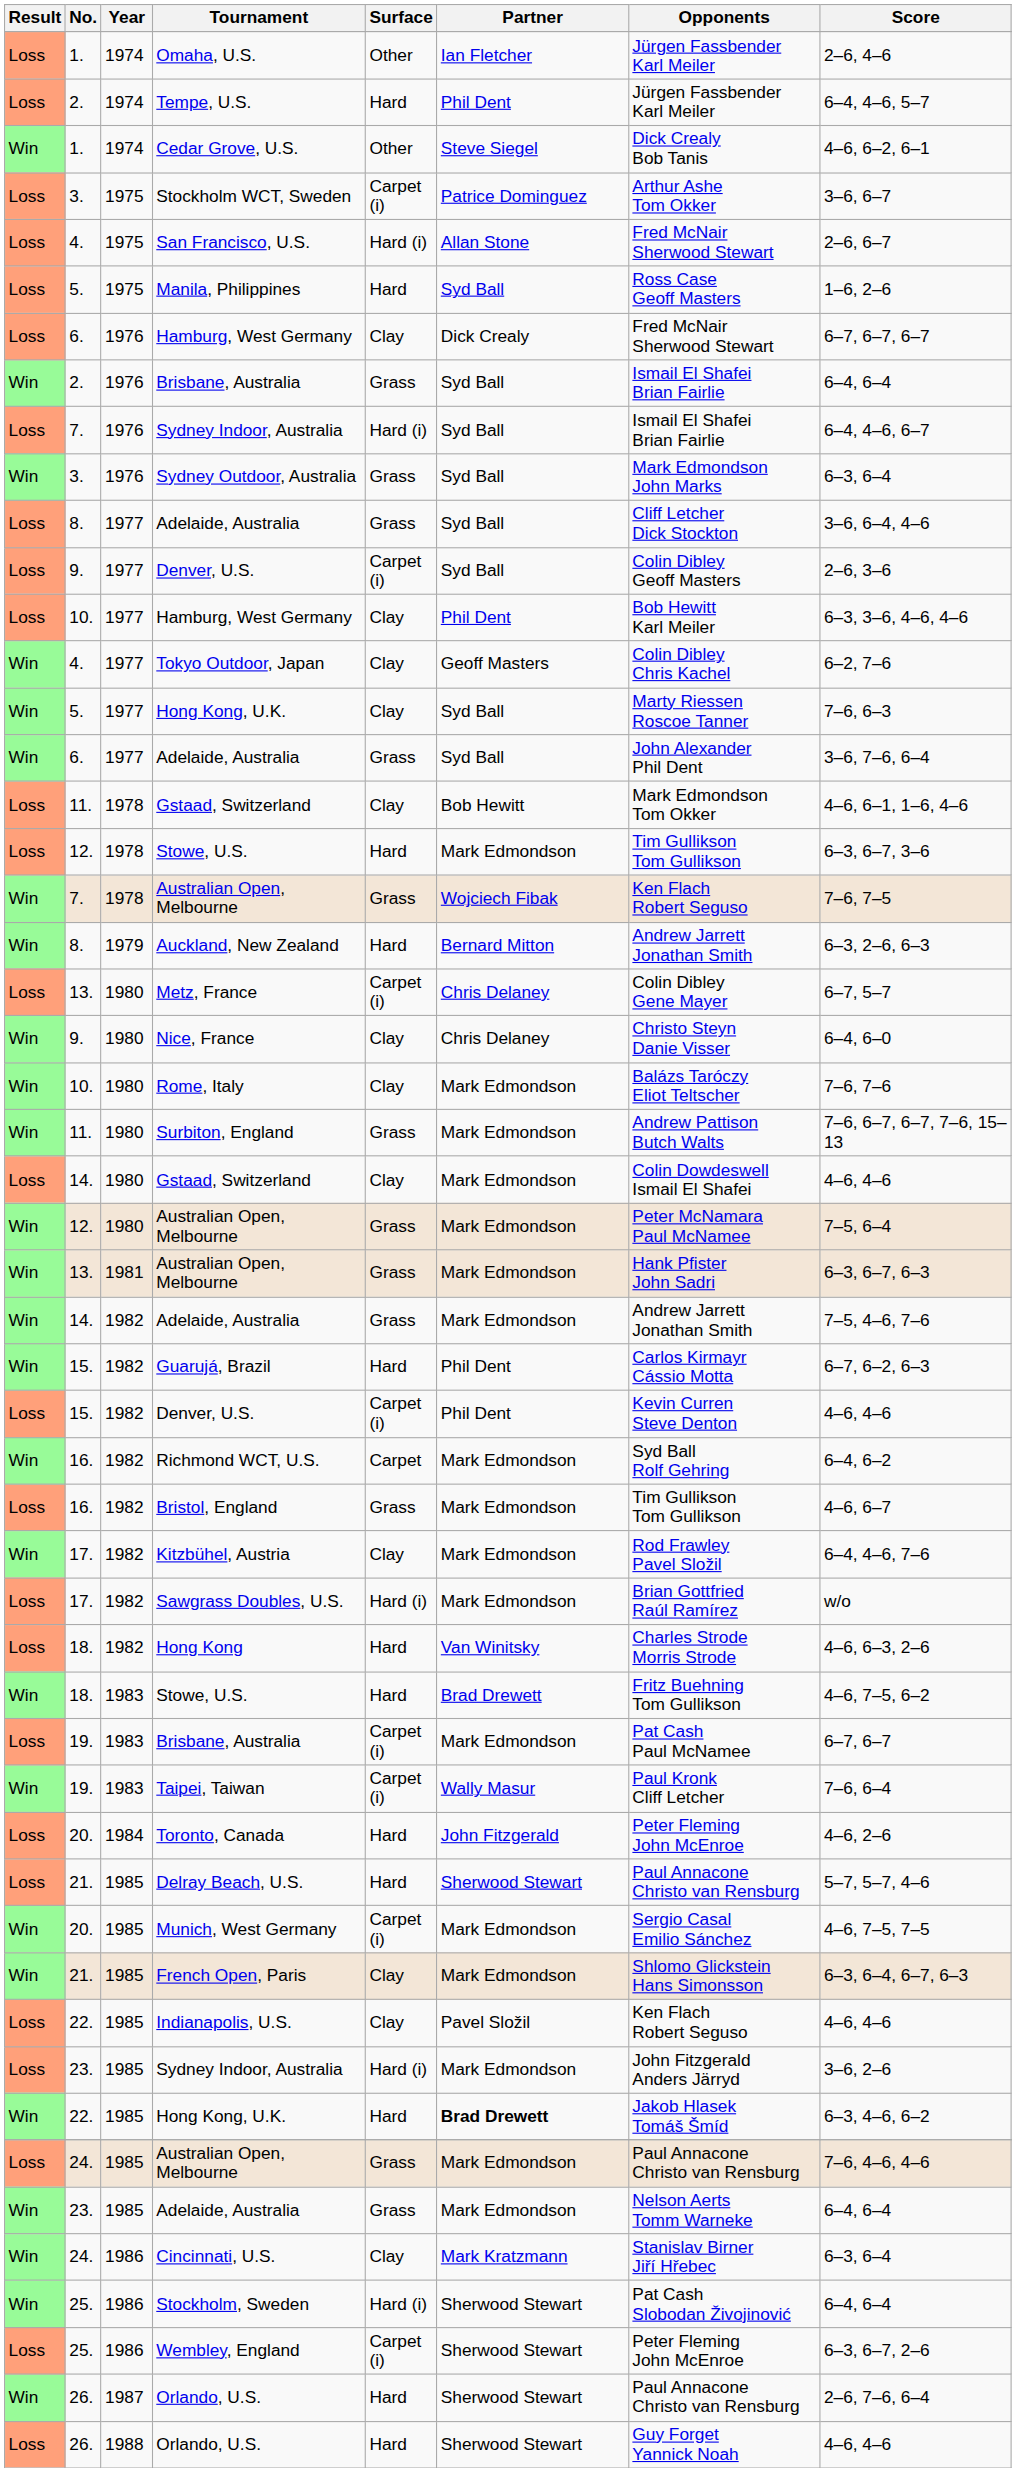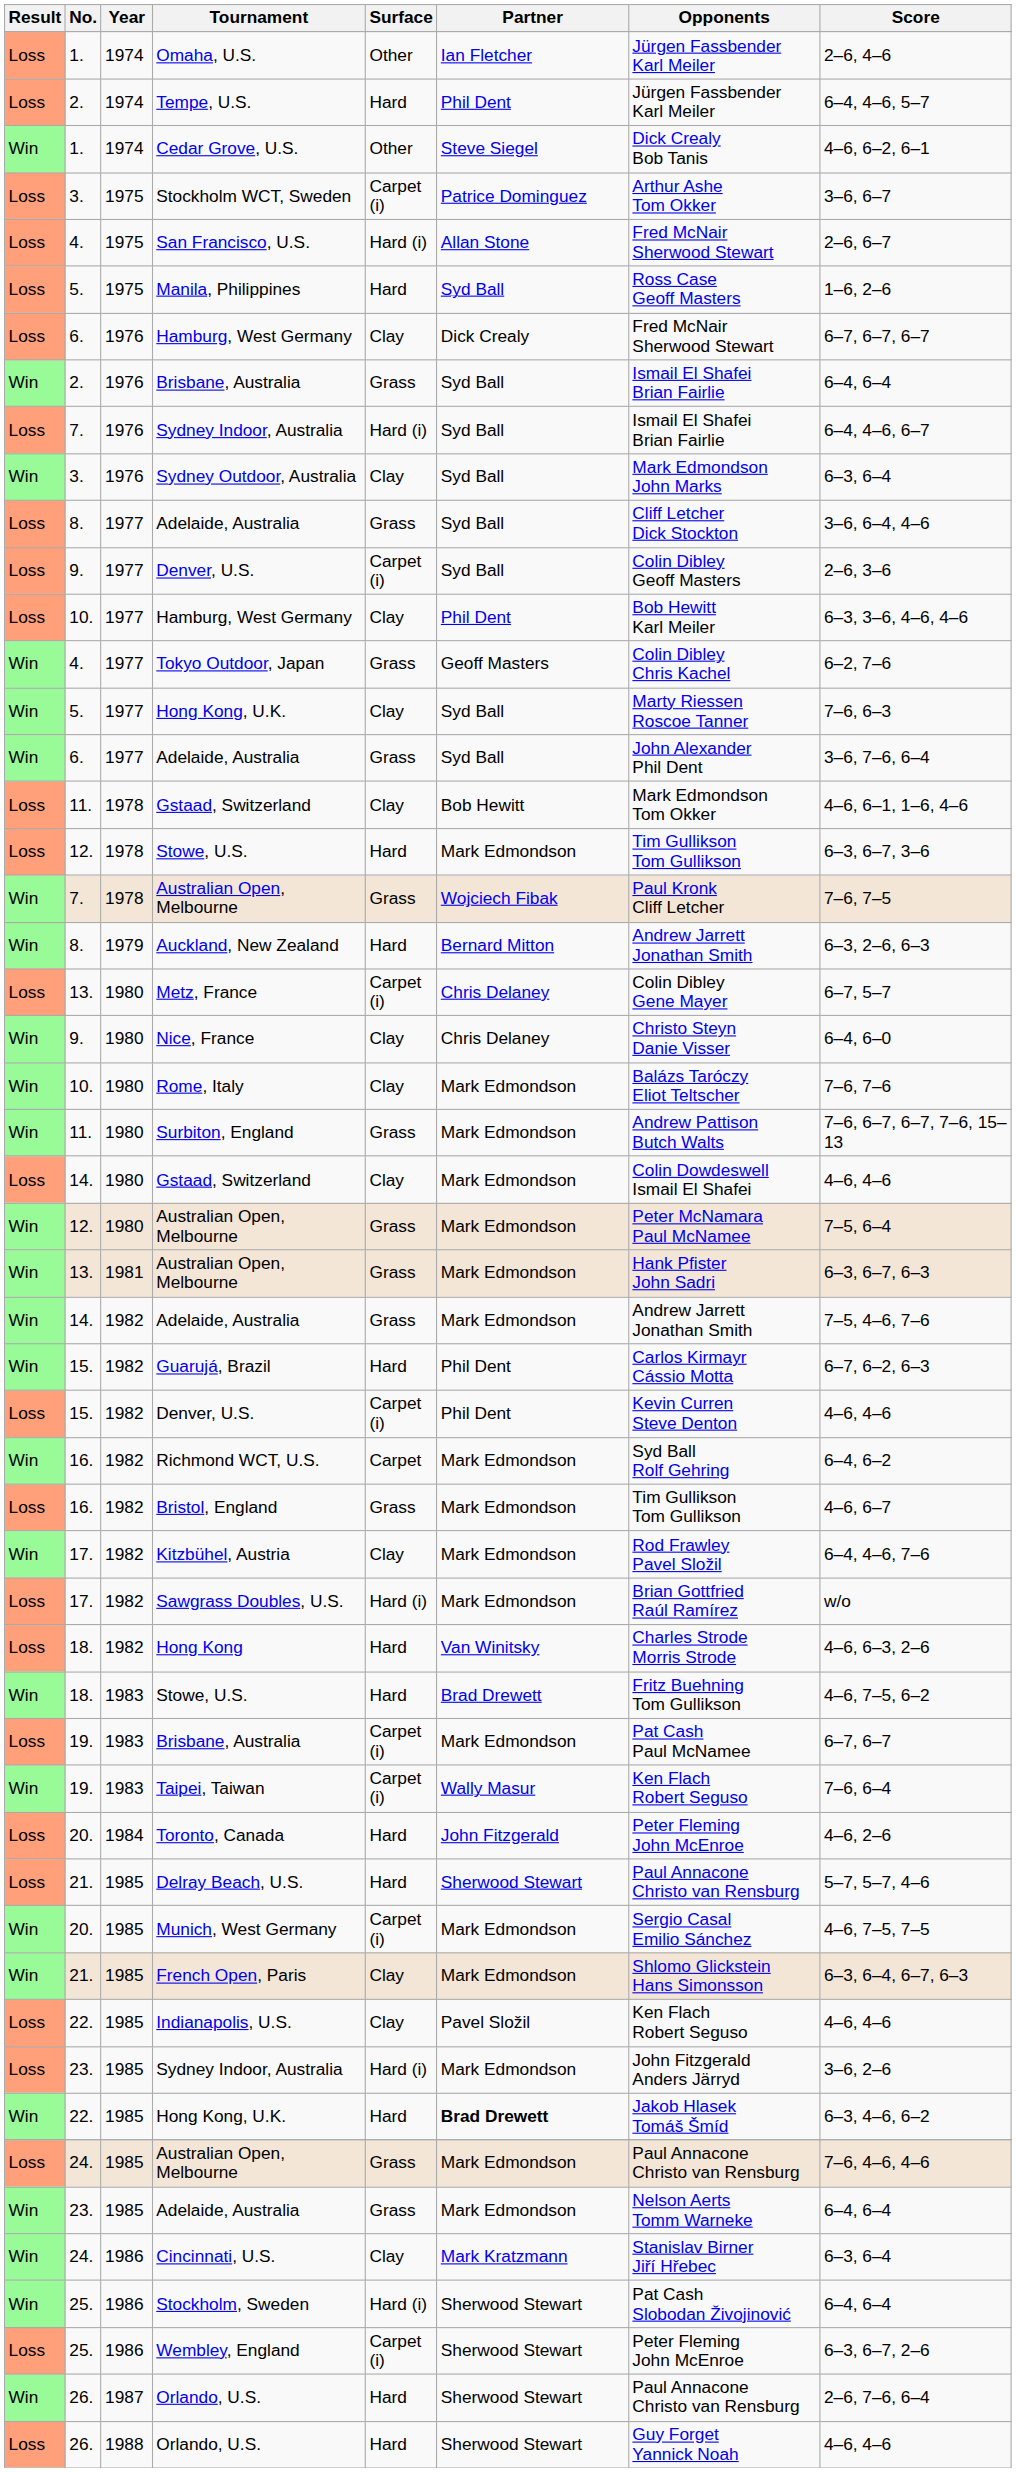(392, 476) Grass -> (387, 476) Clay
(387, 664) Clay -> (392, 664) Grass
(690, 898) Ken Flach Robert Seguso -> (678, 898) Paul Kronk Cliff Letcher
(678, 1788) Paul Kronk Cliff Letcher -> (690, 1788) Ken Flach Robert Seguso
